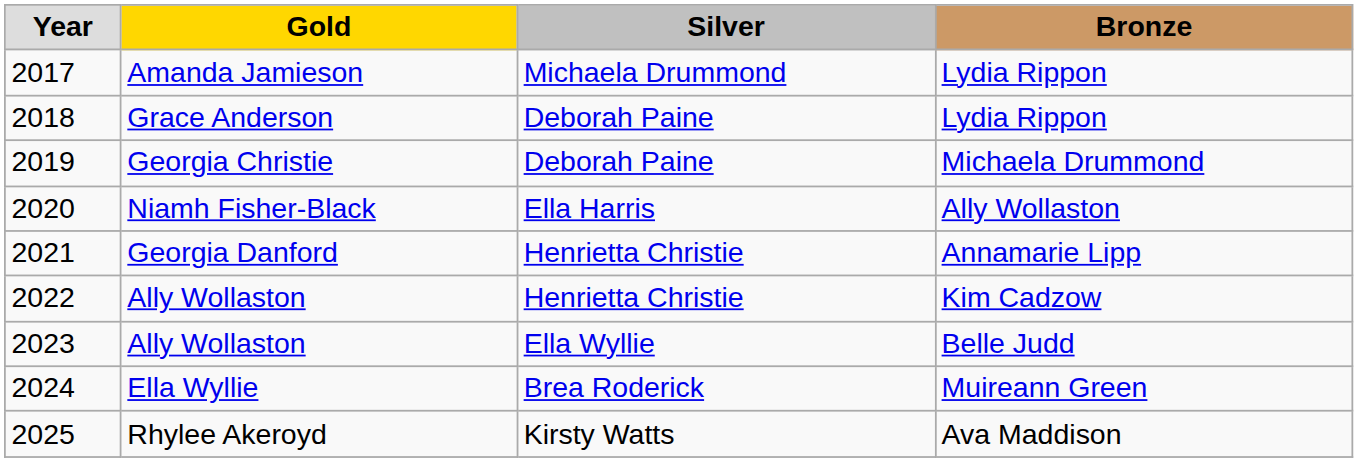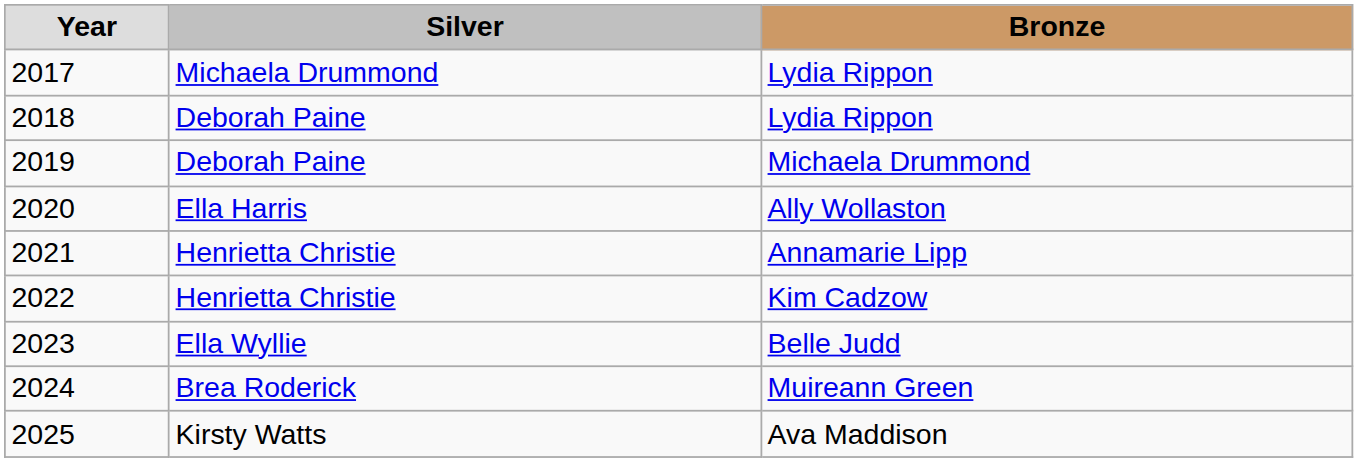- column: (319, 27)
